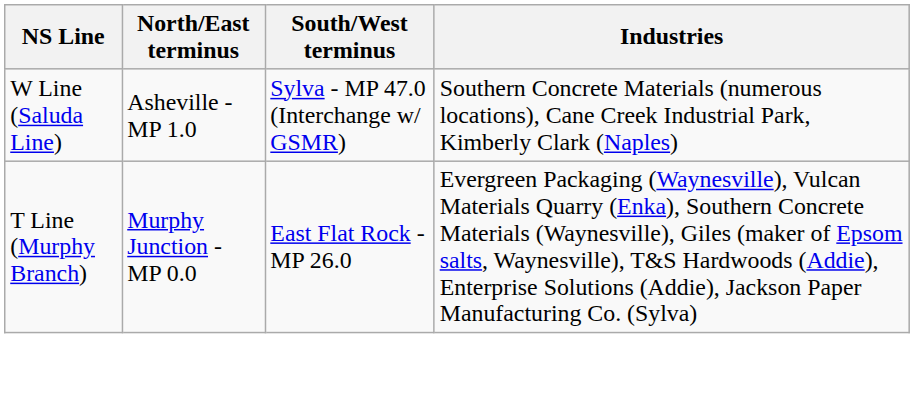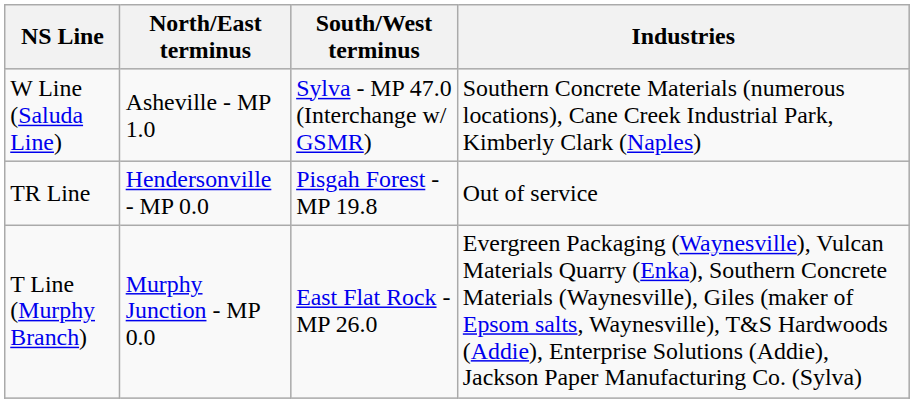+ row: (50, 192)
